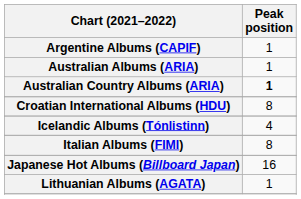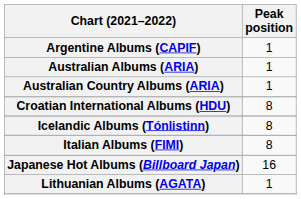(269, 86) bold -> (269, 86) normal
(269, 125) 4 -> (269, 125) 8
